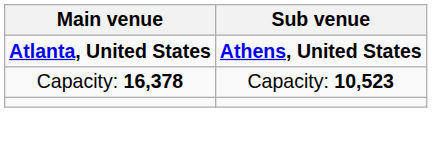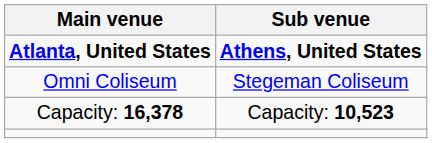+ row: (110, 81)
